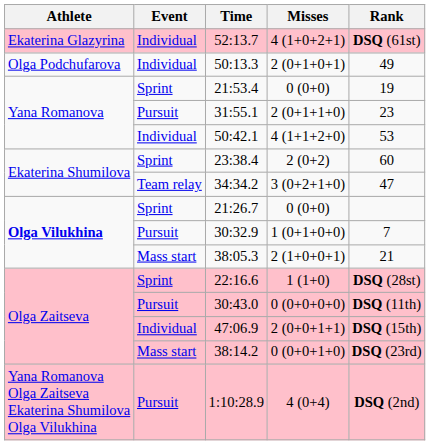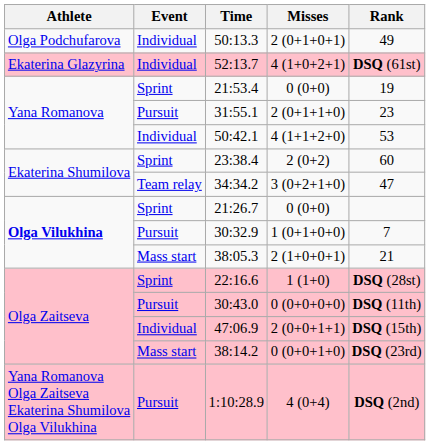rows swapped: (236, 40) <-> (236, 64)
